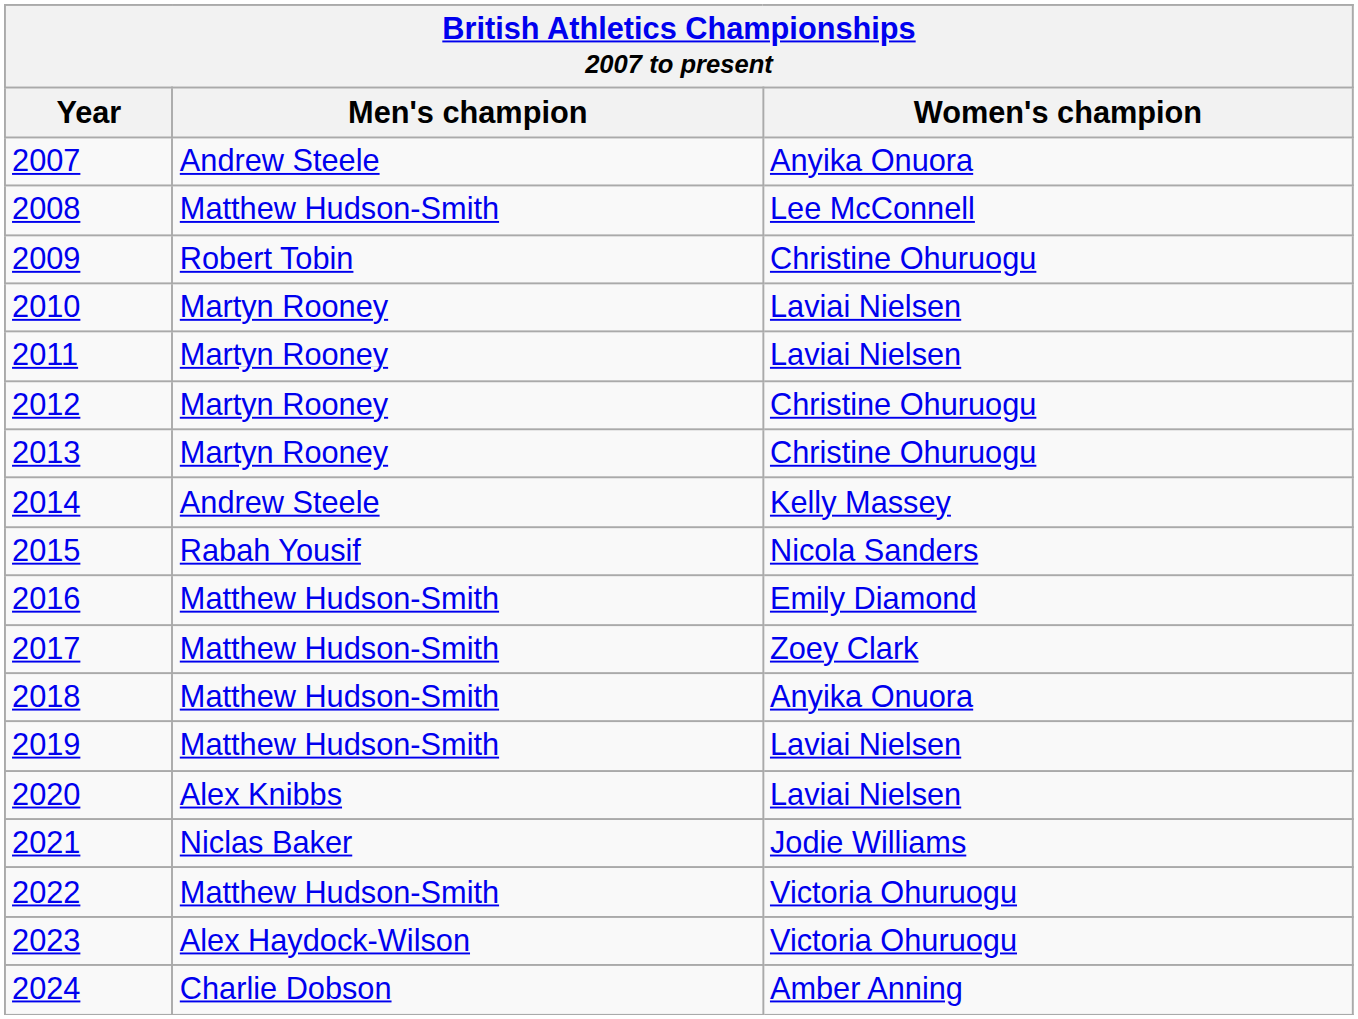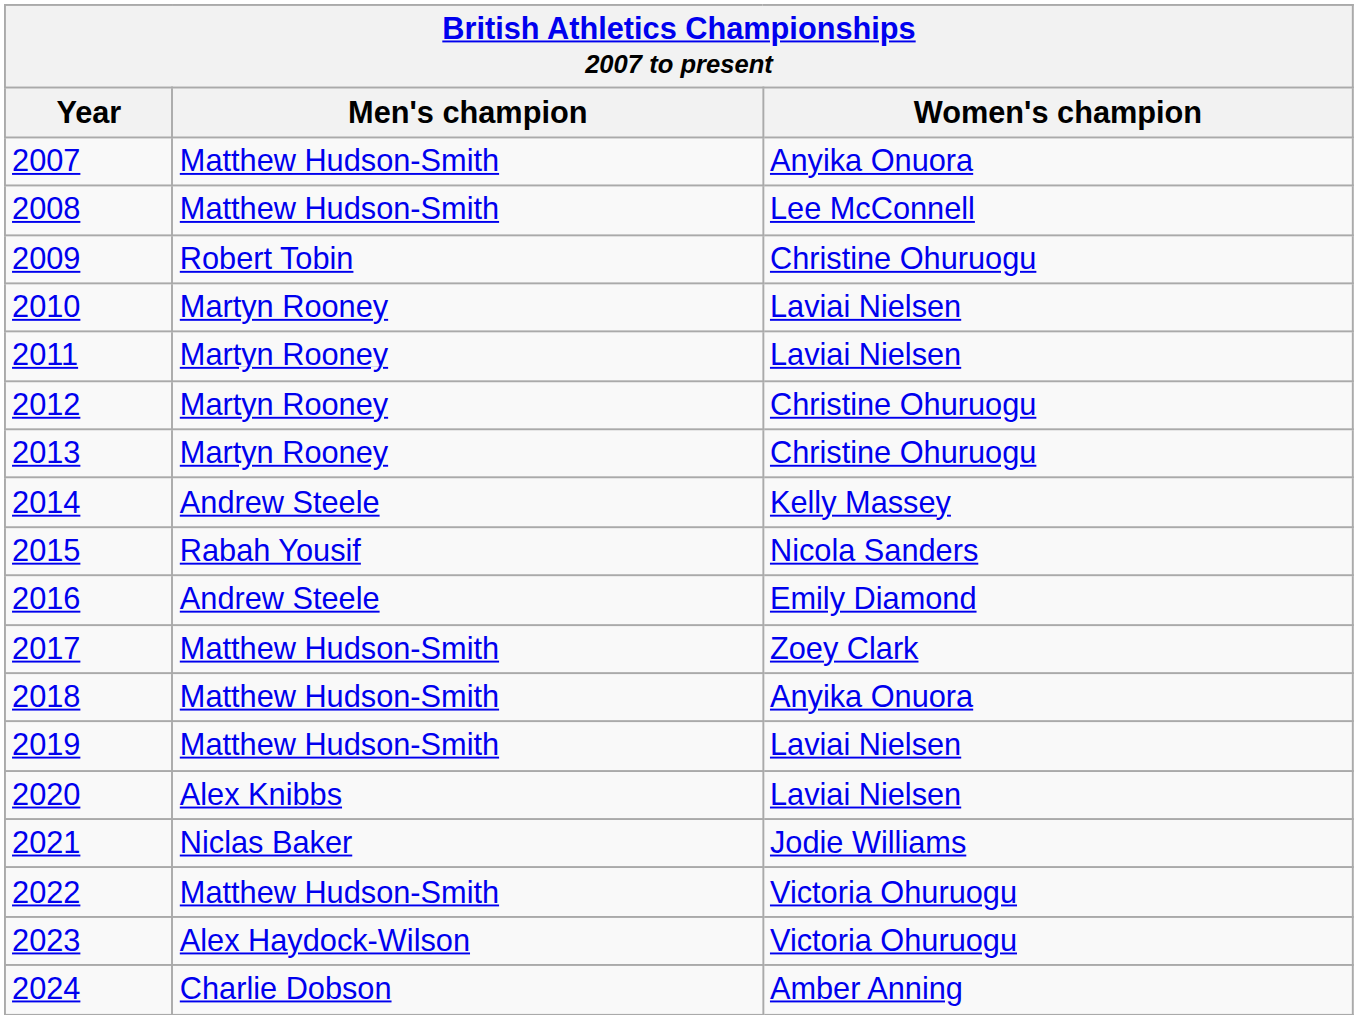(280, 160) Andrew Steele -> (339, 160) Matthew Hudson-Smith
(339, 599) Matthew Hudson-Smith -> (280, 599) Andrew Steele
